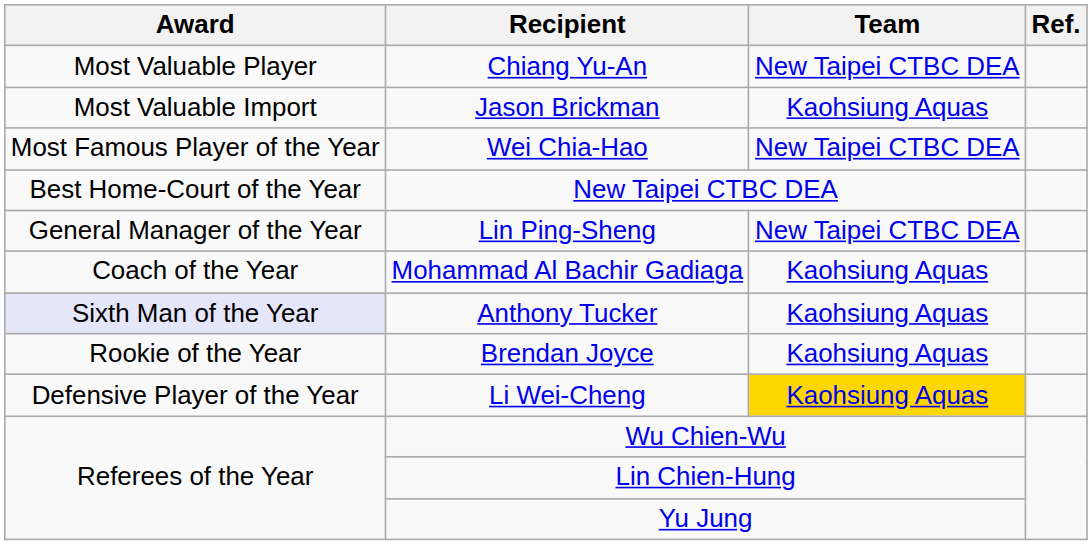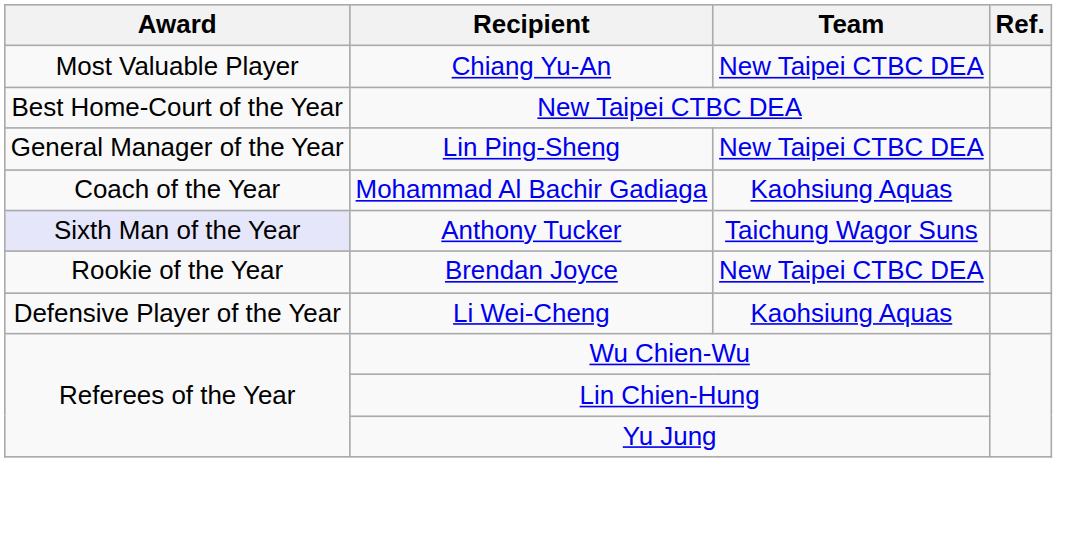- row: (567, 107)
- row: (567, 148)
(887, 312) Kaohsiung Aquas -> (851, 230) Taichung Wagor Suns
(887, 353) Kaohsiung Aquas -> (851, 271) New Taipei CTBC DEA
(887, 395) gold background -> (851, 312) no background
